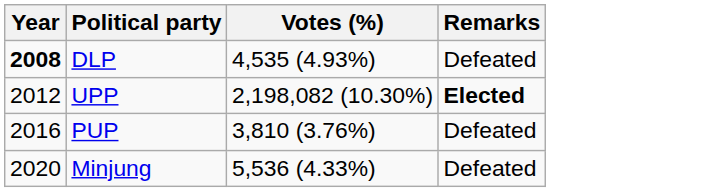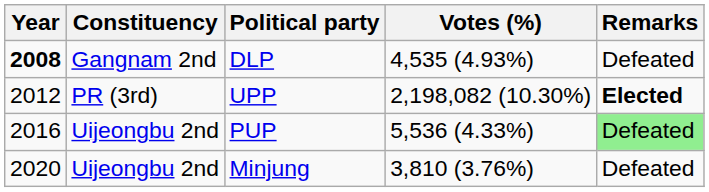+ column: (145, 22)
(304, 131) 3,810 (3.76%) -> (462, 131) 5,536 (4.33%)
(490, 131) no background -> (648, 131) lightgreen background
(304, 167) 5,536 (4.33%) -> (462, 167) 3,810 (3.76%)
